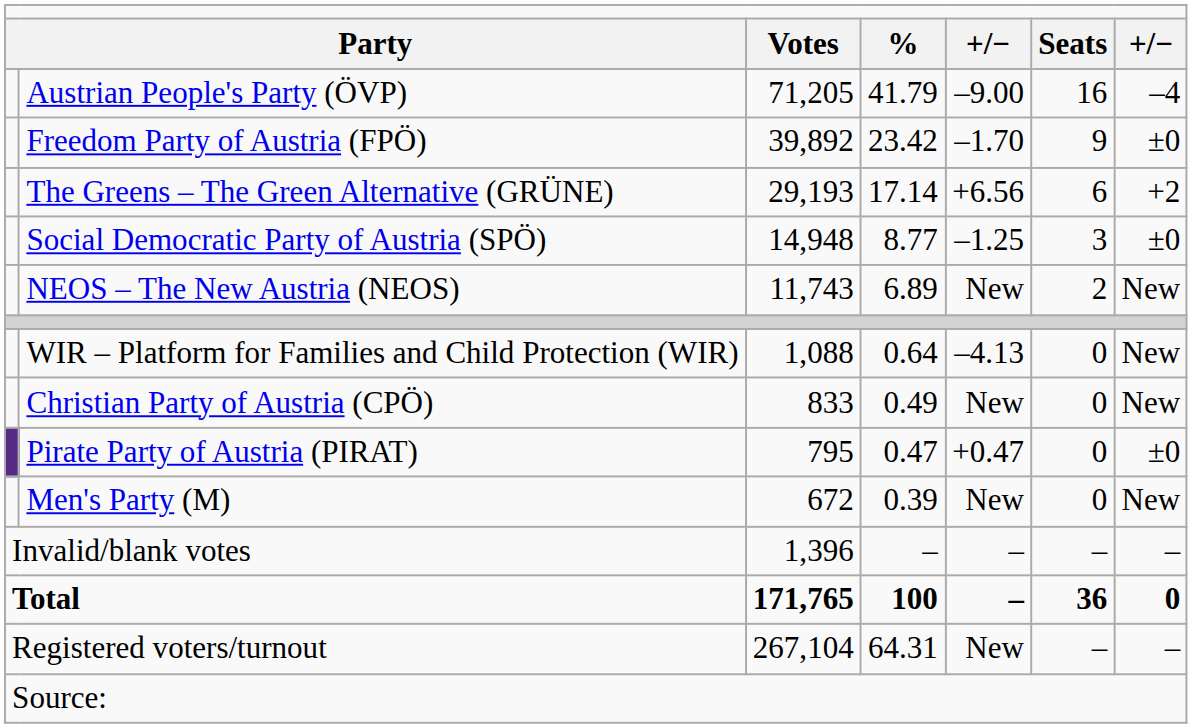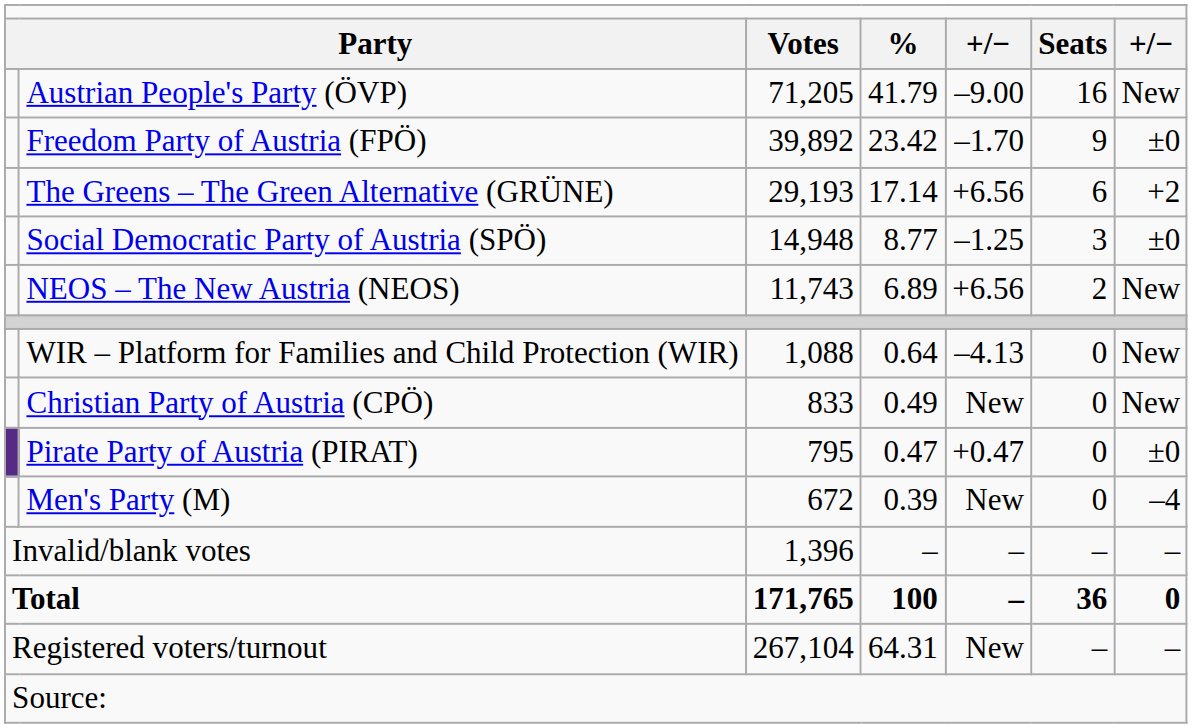(1165, 92) –4 -> (1151, 92) New
(995, 289) New -> (988, 289) +6.56
(1151, 500) New -> (1165, 500) –4
